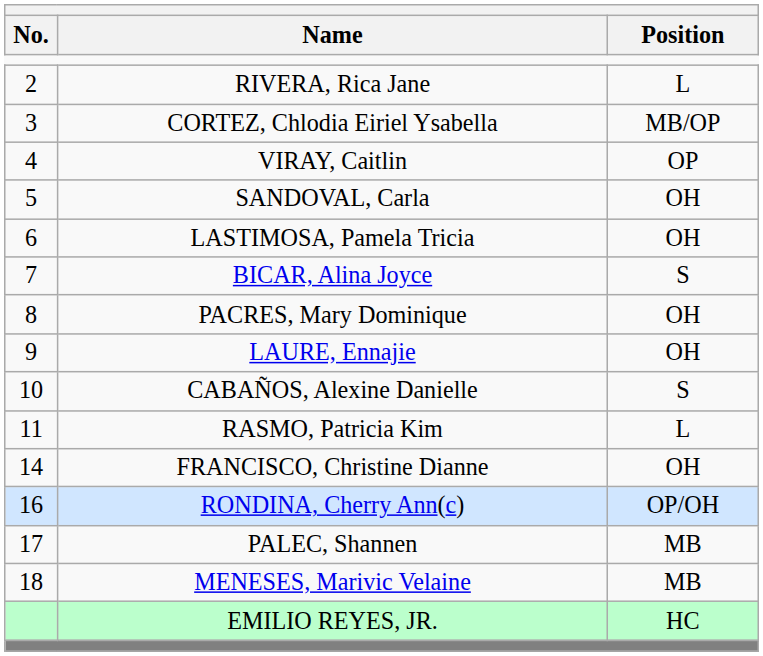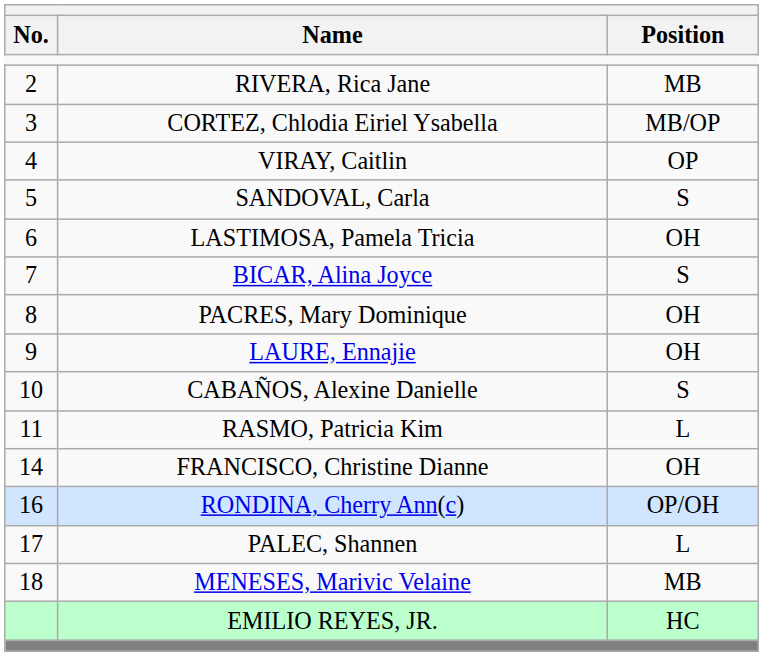(683, 84) L -> (683, 84) MB
(683, 199) OH -> (683, 199) S
(683, 544) MB -> (683, 544) L
